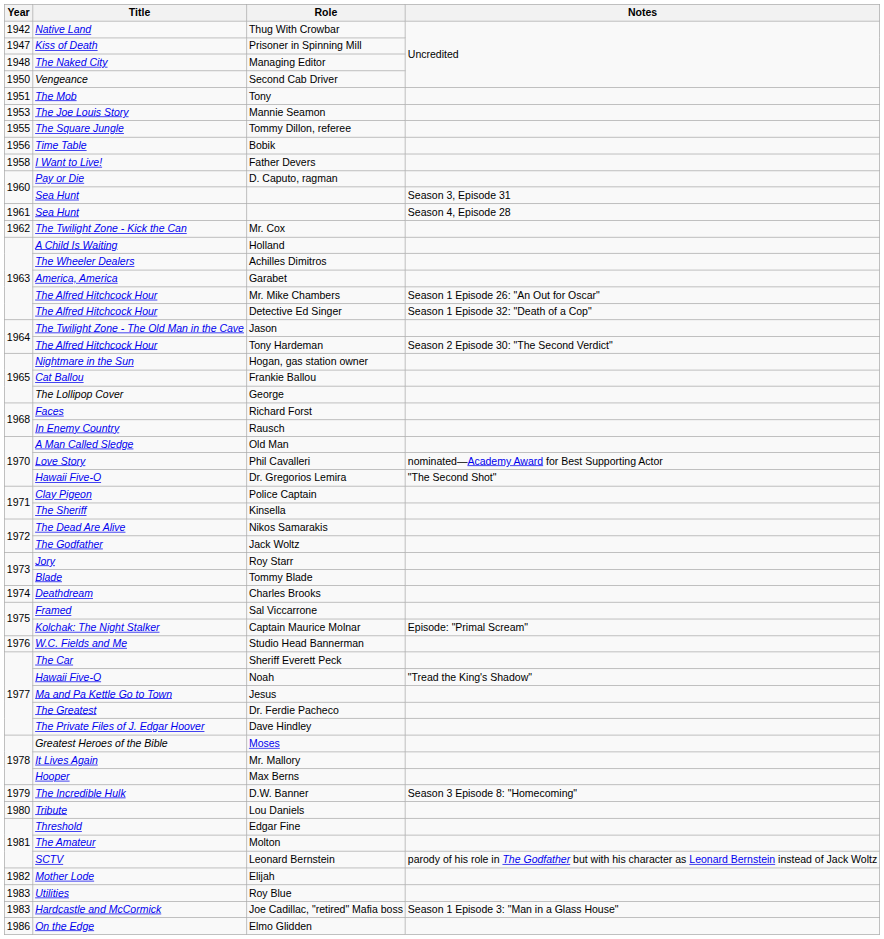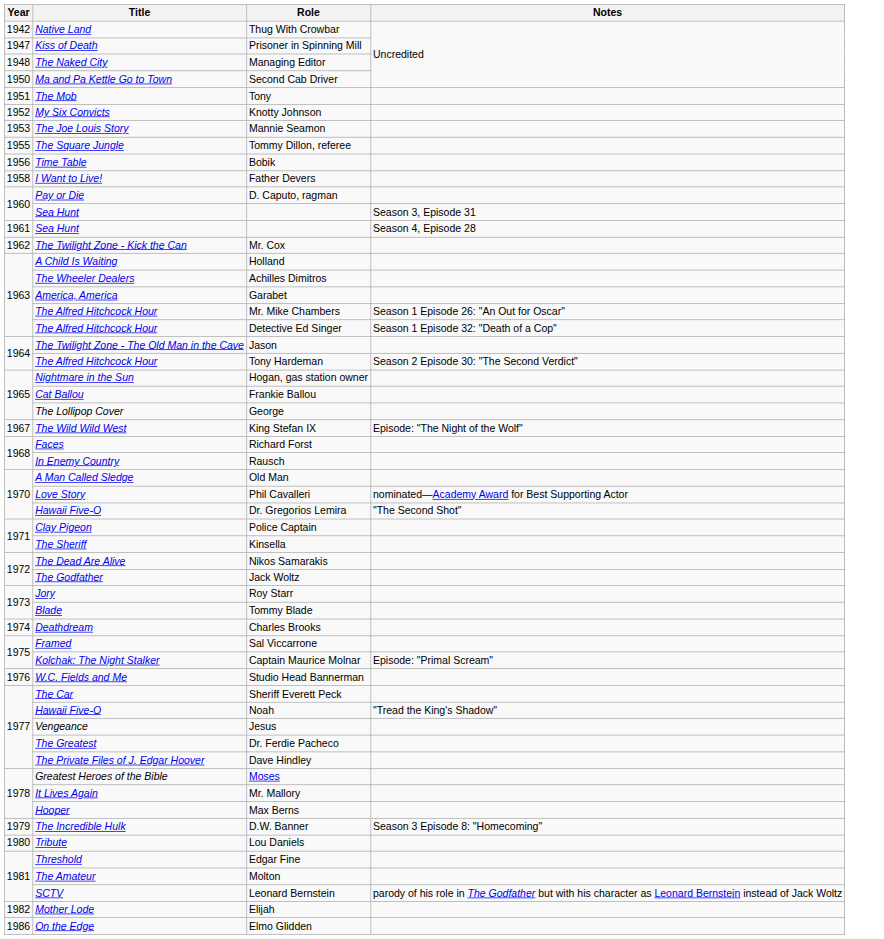(62, 79) Vengeance -> (104, 79) Ma and Pa Kettle Go to Town
+ row: (19, 113)
+ row: (19, 428)
(104, 694) Ma and Pa Kettle Go to Town -> (62, 727) Vengeance
- row: (19, 893)
- row: (19, 910)
